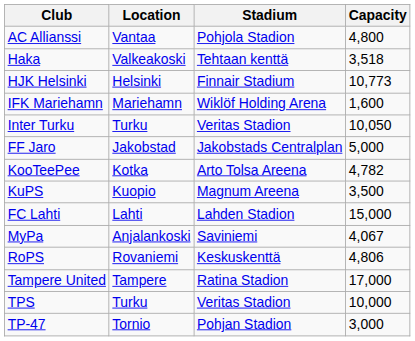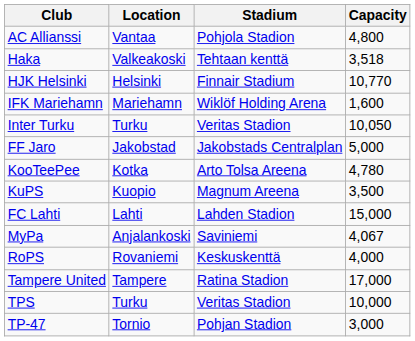(370, 81) 10,773 -> (370, 81) 10,770
(366, 170) 4,782 -> (366, 170) 4,780
(366, 258) 4,806 -> (366, 258) 4,000
